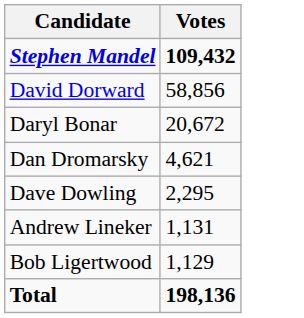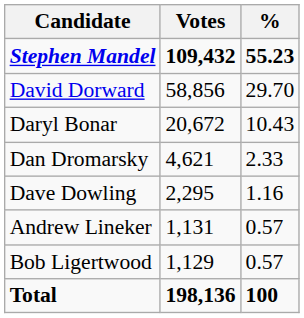+ column: (270, 21)
